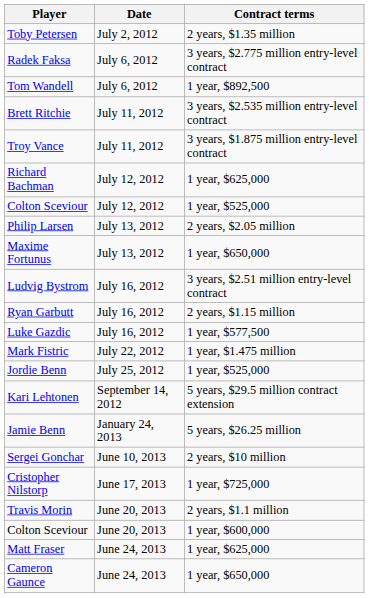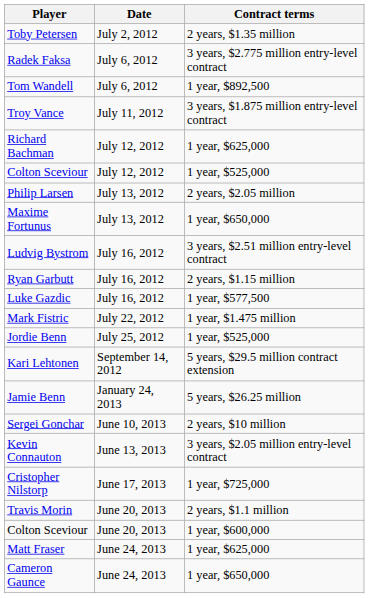- row: (39, 113)
+ row: (34, 450)
